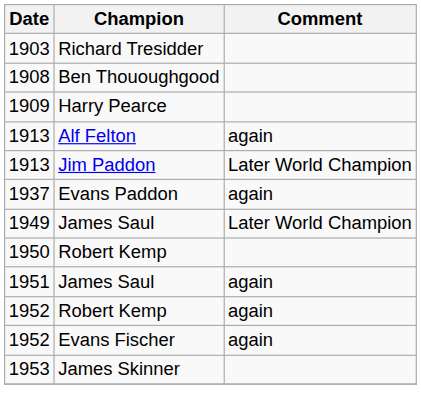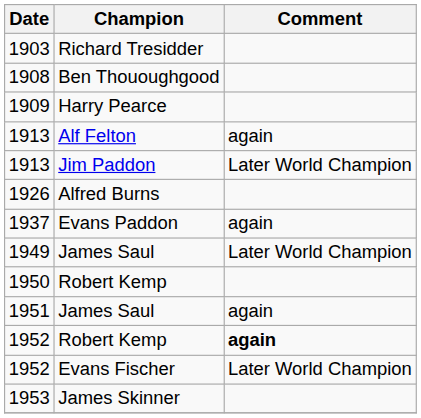+ row: (29, 194)
(251, 310) normal -> (252, 340) bold
(251, 340) again -> (320, 369) Later World Champion
